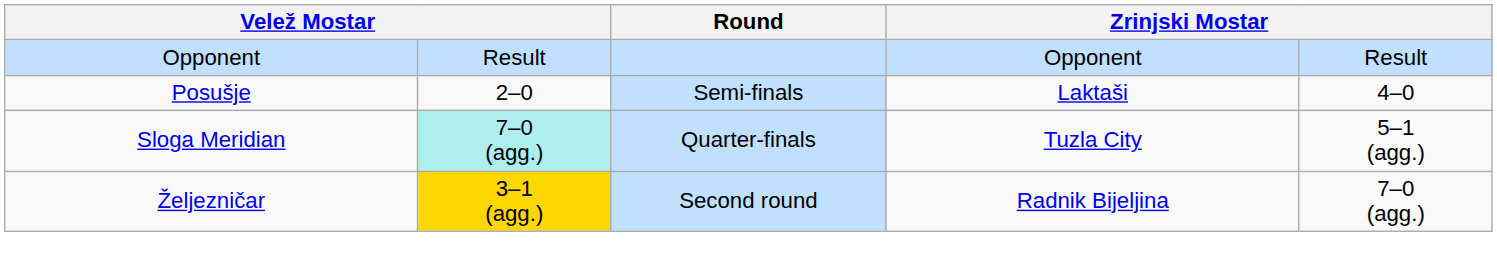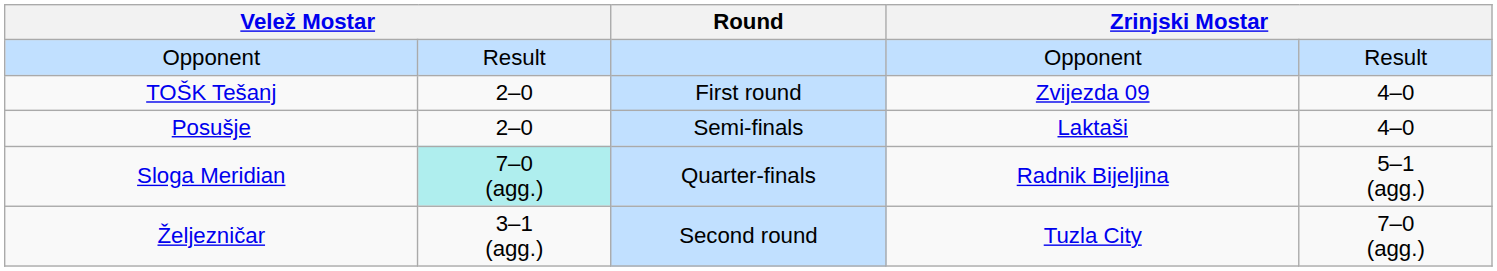+ row: (211, 92)
(1093, 140) Tuzla City -> (1093, 175) Radnik Bijeljina
(514, 200) gold background -> (514, 236) no background
(1093, 200) Radnik Bijeljina -> (1093, 236) Tuzla City
